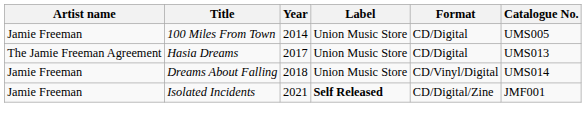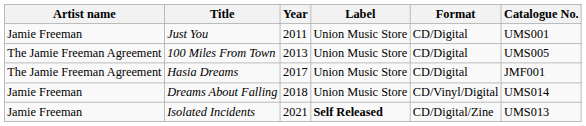+ row: (188, 33)
(45, 33) Jamie Freeman -> (84, 53) The Jamie Freeman Agreement
(295, 33) 2014 -> (295, 53) 2013
(527, 53) UMS013 -> (525, 72) JMF001
(525, 92) JMF001 -> (527, 111) UMS013
